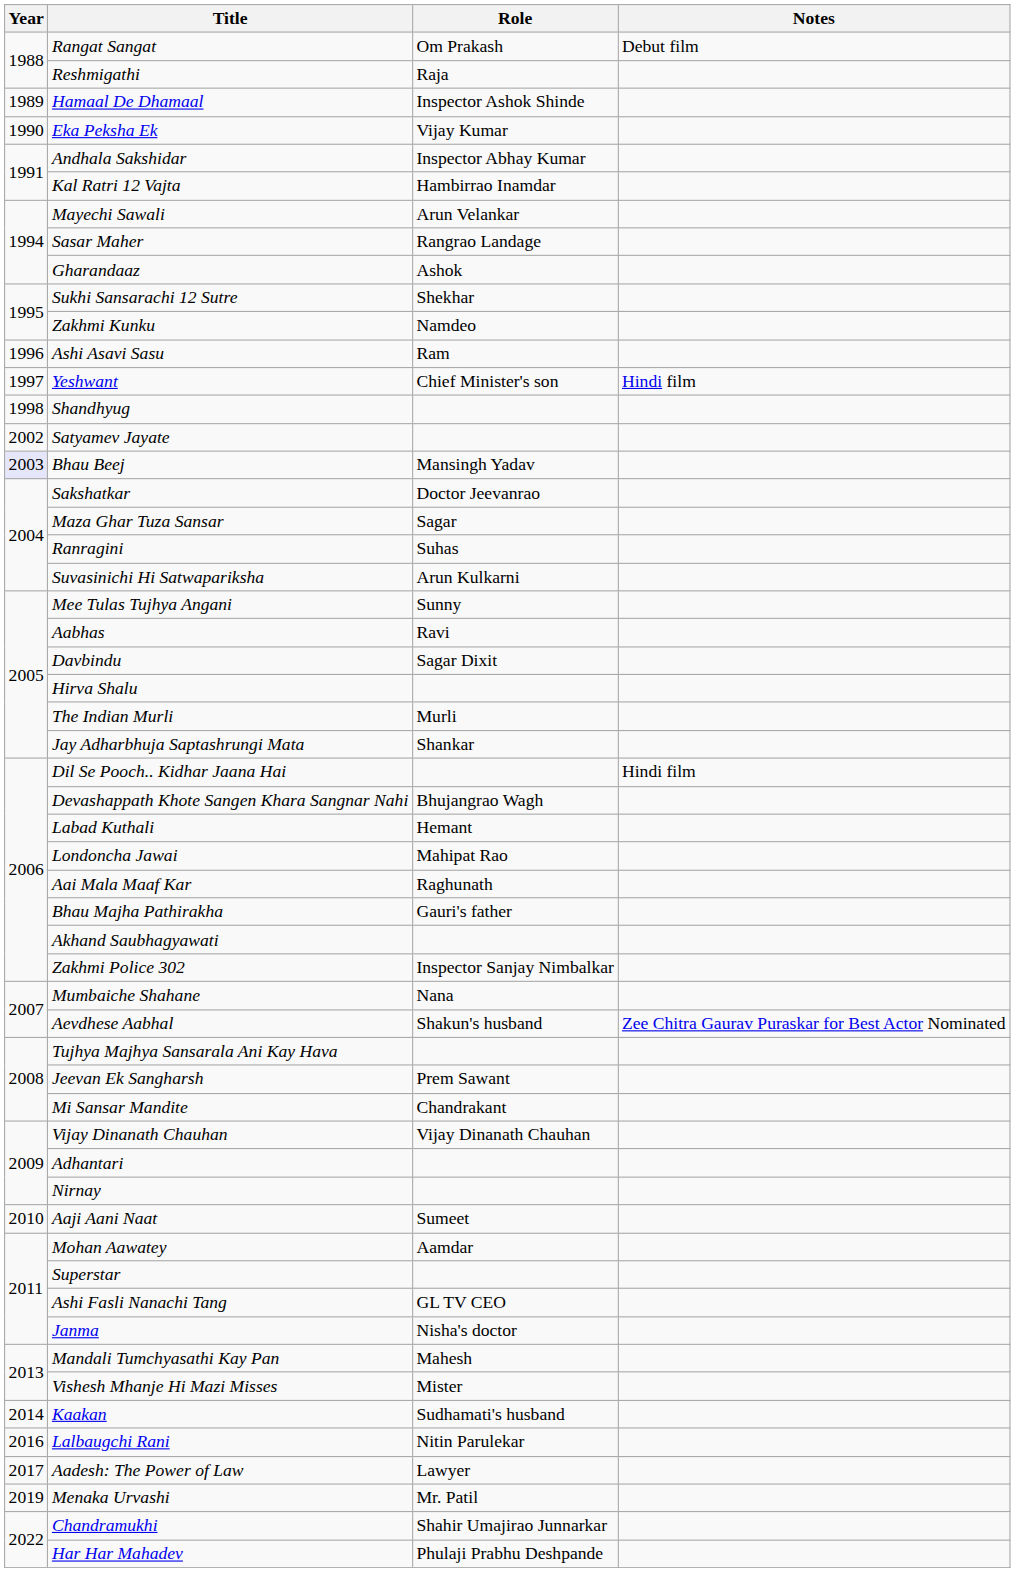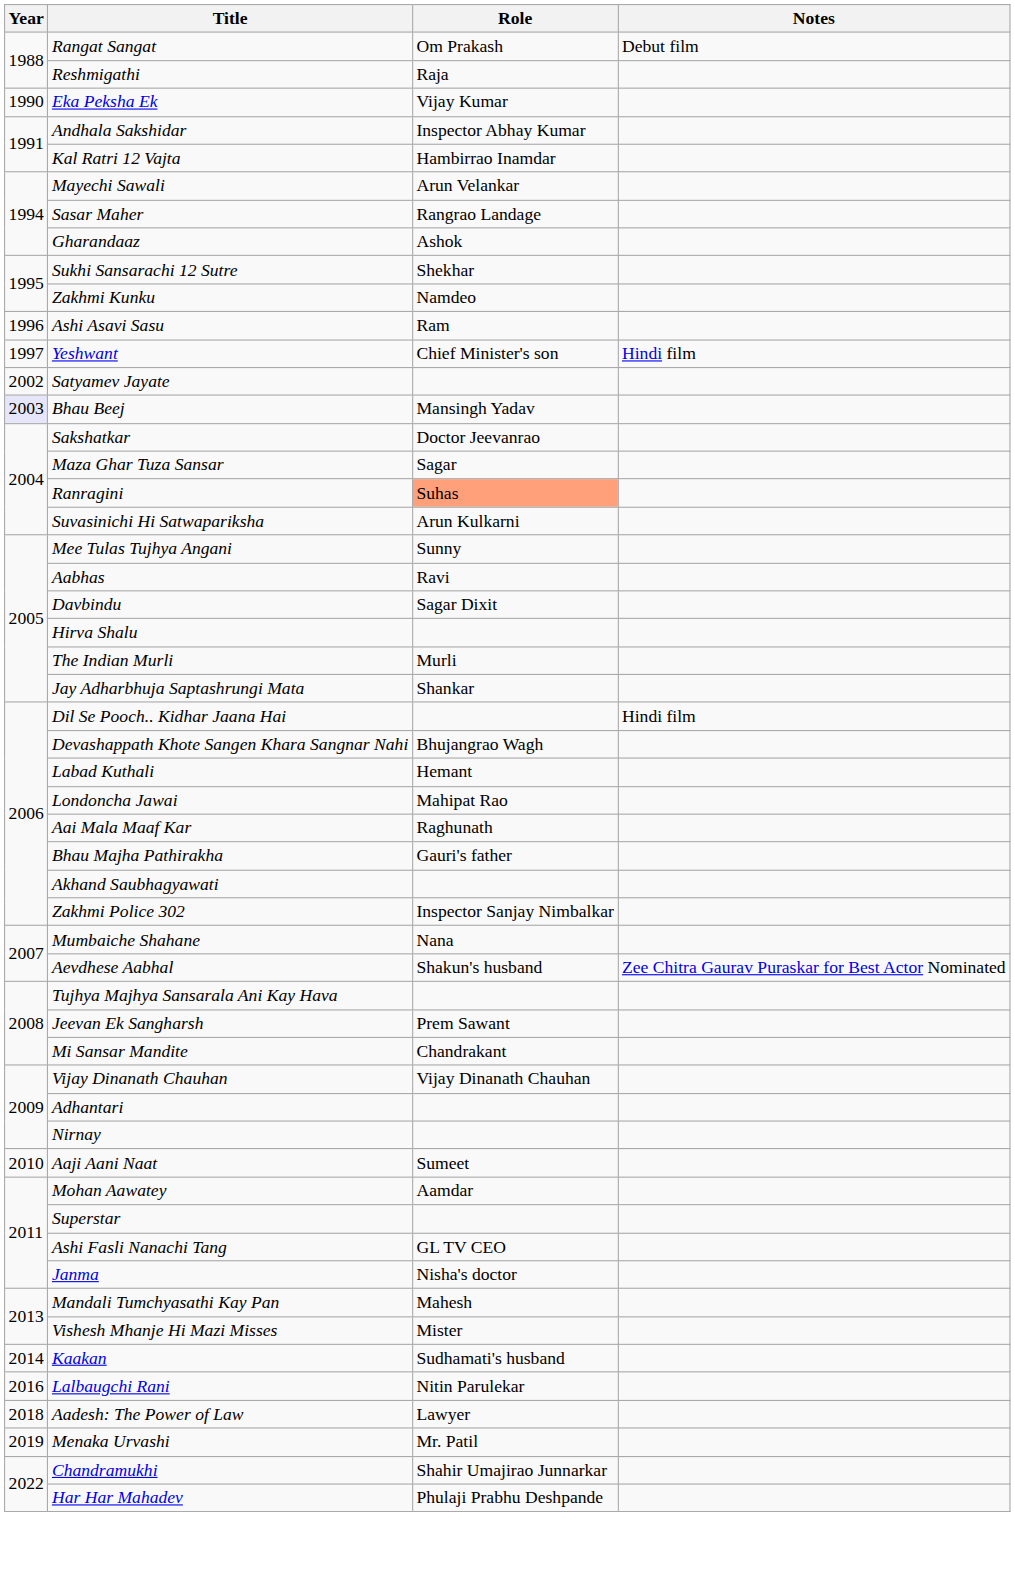- row: (128, 102)
- row: (91, 409)
(437, 548) no background -> (437, 492) lightsalmon background
(26, 1469) 2017 -> (26, 1414) 2018
